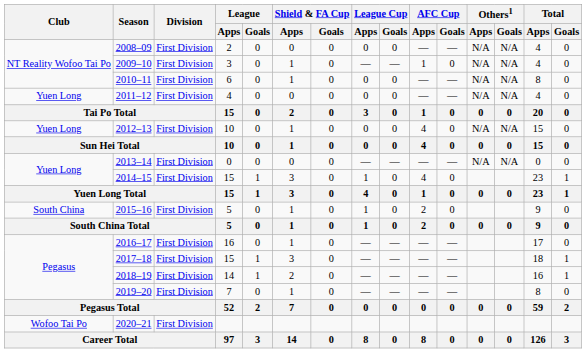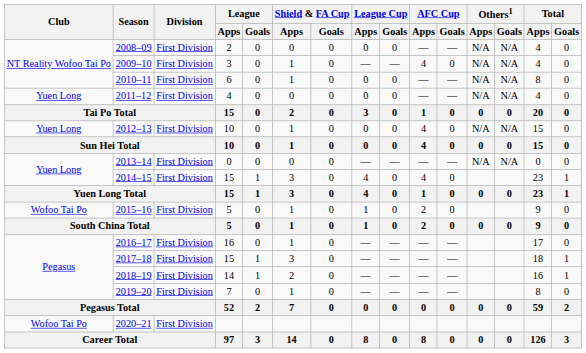(423, 64) 1 -> (423, 64) 4
(366, 177) 1 -> (366, 177) 4
(59, 210) South China -> (59, 210) Wofoo Tai Po
